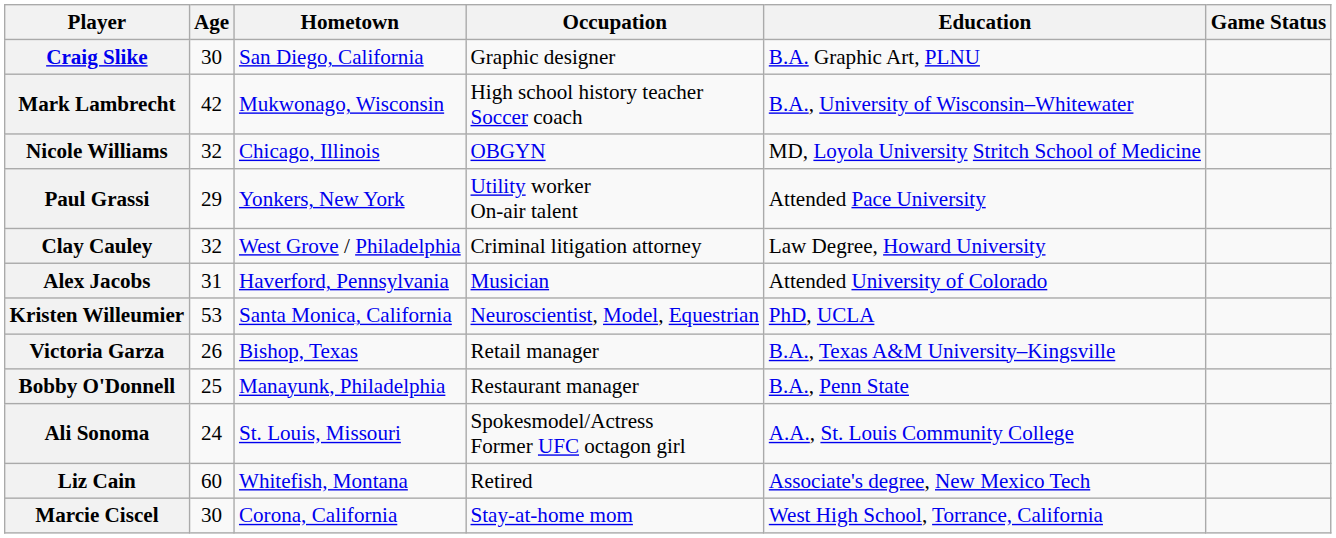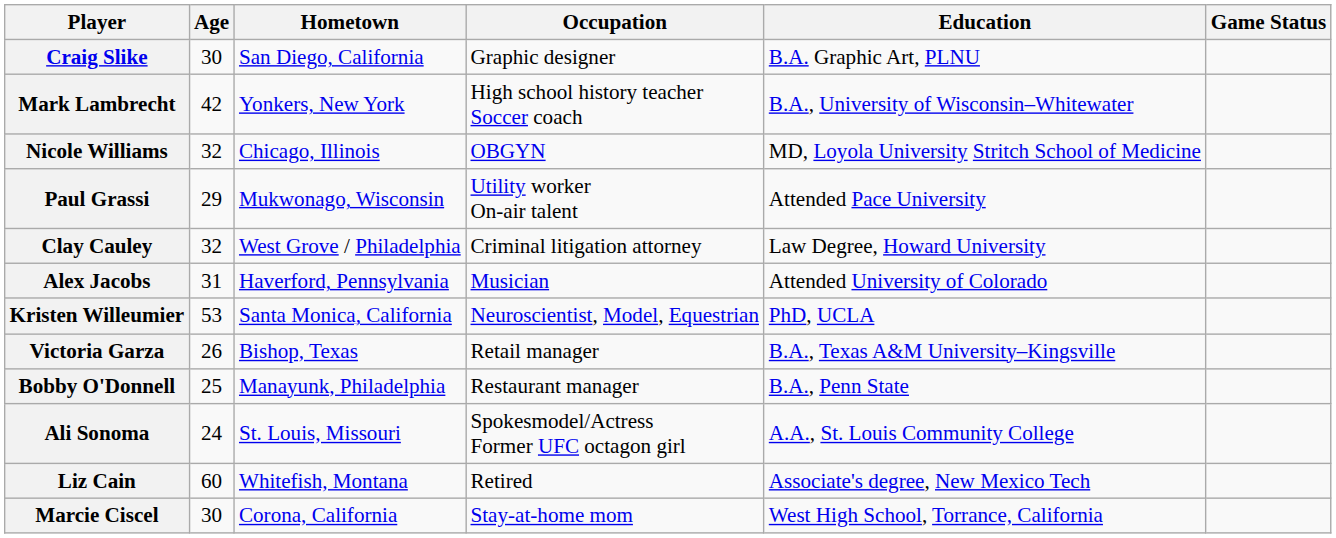(342, 104) Mukwonago, Wisconsin -> (322, 104) Yonkers, New York
(322, 198) Yonkers, New York -> (342, 198) Mukwonago, Wisconsin
